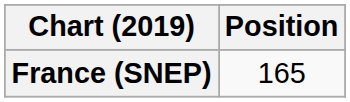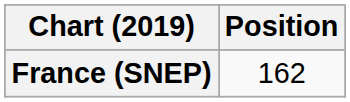(282, 73) 165 -> (282, 73) 162
